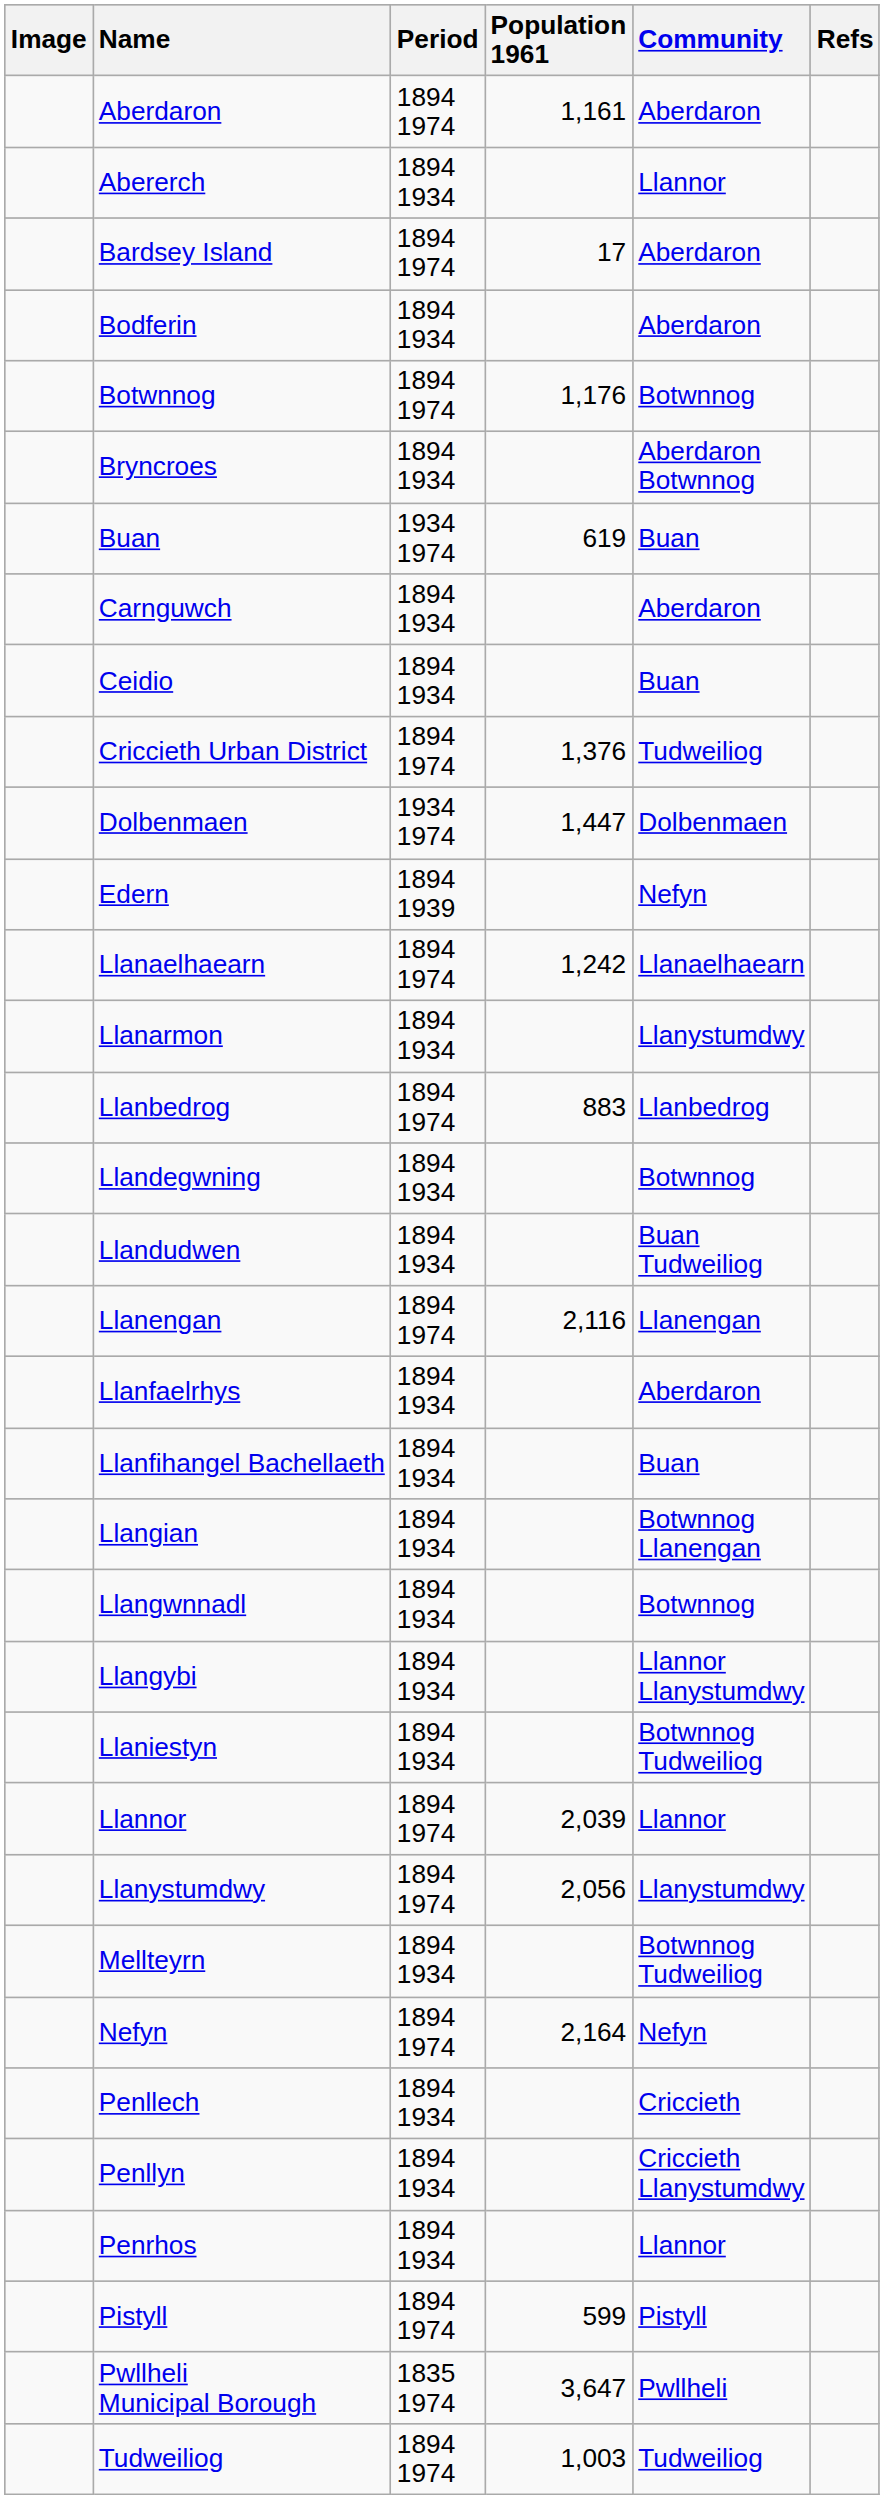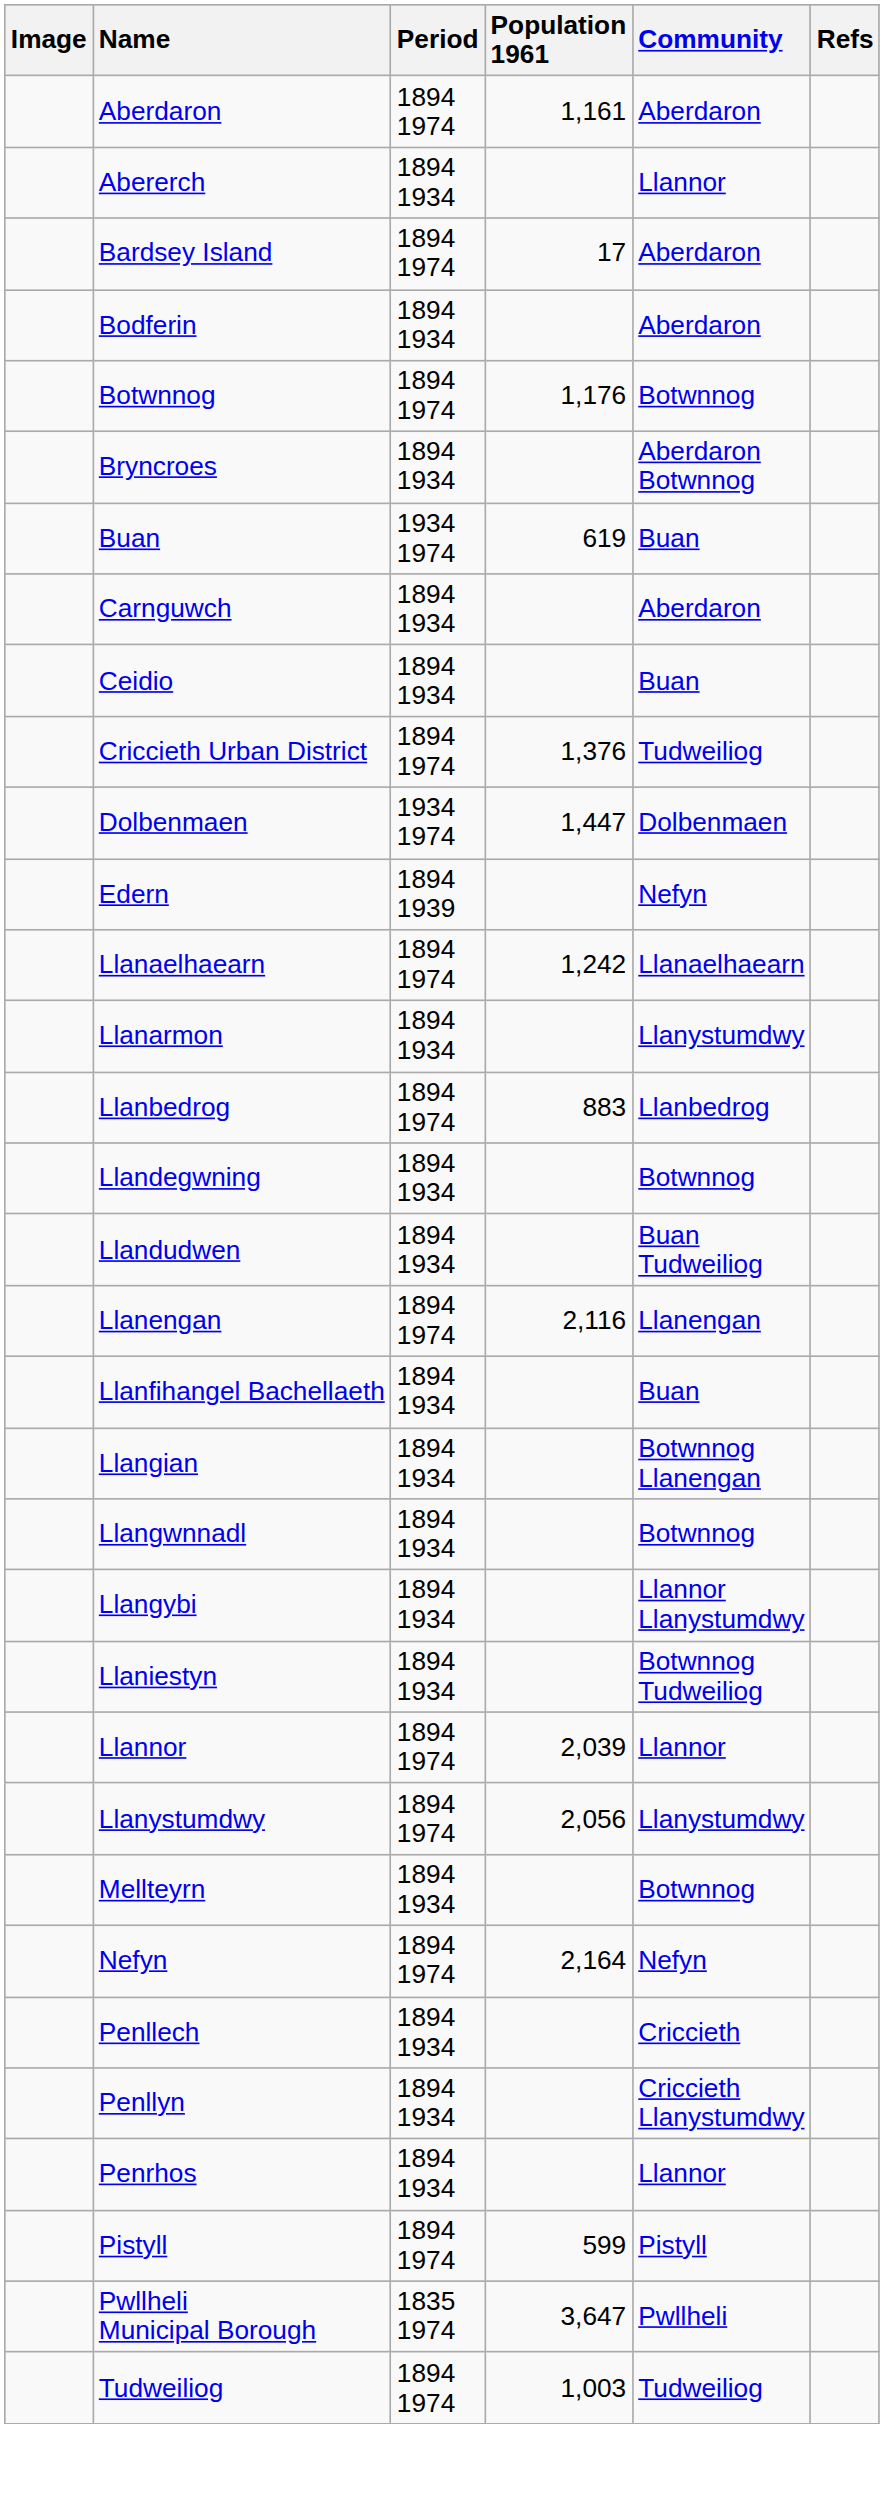- row: (170, 1391)
(701, 1960) Botwnnog Tudweiliog -> (697, 1889) Botwnnog
